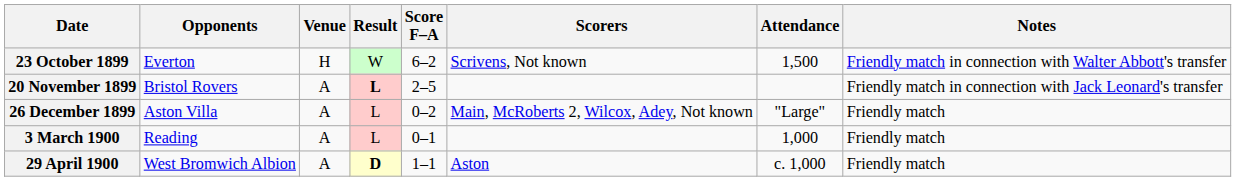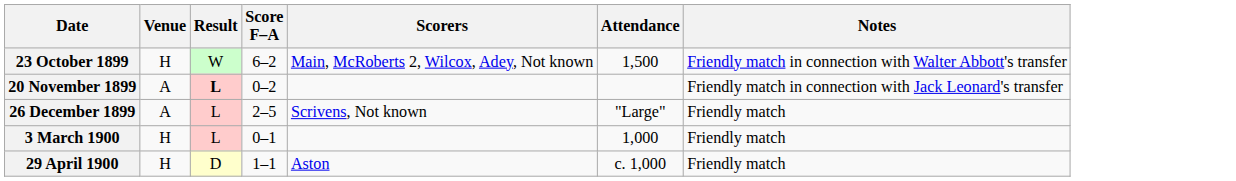- column: (220, 26)
(519, 61) Scrivens, Not known -> (442, 61) Main, McRoberts 2, Wilcox, Adey, Not known
(424, 86) 2–5 -> (264, 86) 0–2
(424, 112) 0–2 -> (264, 112) 2–5
(602, 112) Main, McRoberts 2, Wilcox, Adey, Not known -> (359, 112) Scrivens, Not known
(325, 138) A -> (165, 138) H
(325, 163) A -> (165, 163) H
(375, 163) bold -> (216, 163) normal
